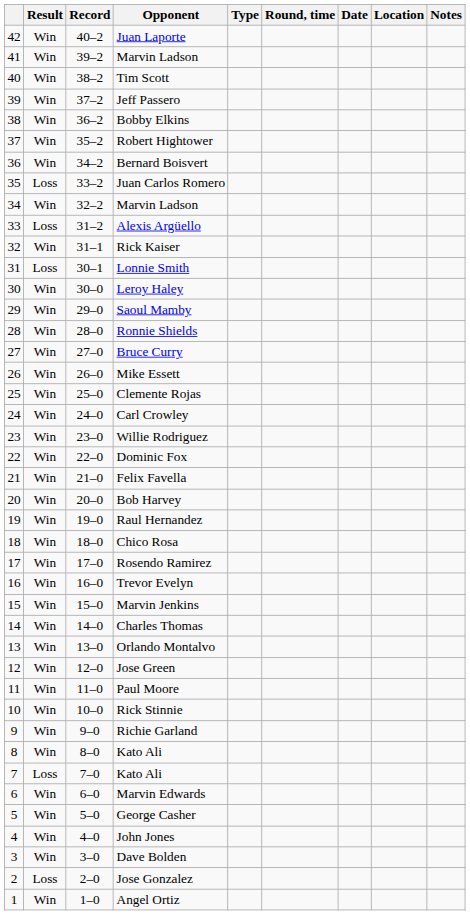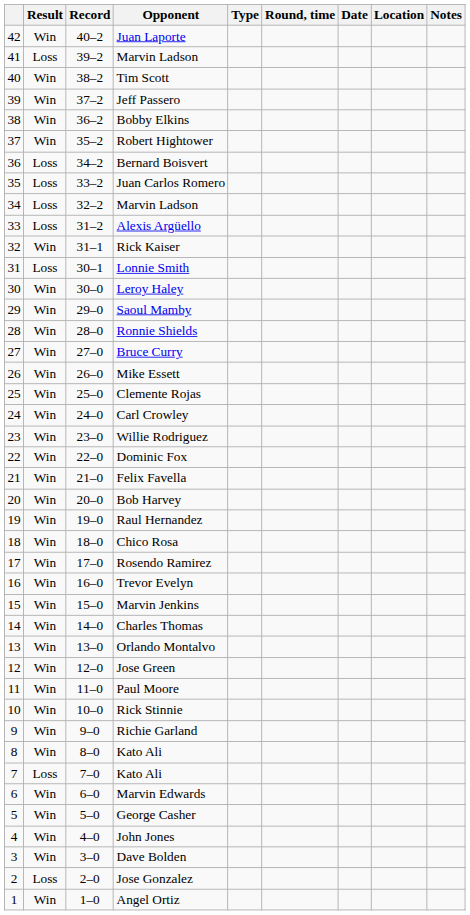(45, 57) Win -> (45, 57) Loss
(45, 162) Win -> (45, 162) Loss
(45, 204) Win -> (45, 204) Loss
